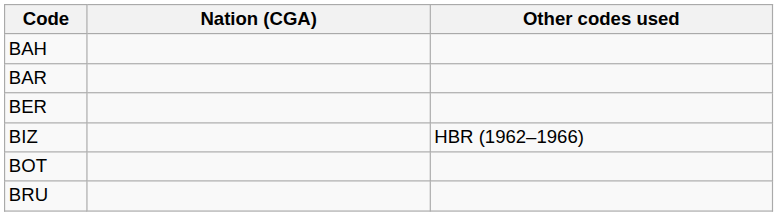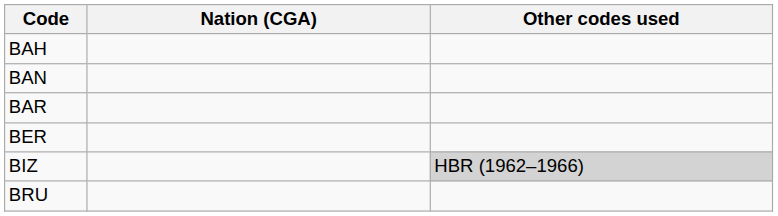+ row: (28, 78)
(509, 136) no background -> (509, 166) lightgrey background
- row: (28, 166)
